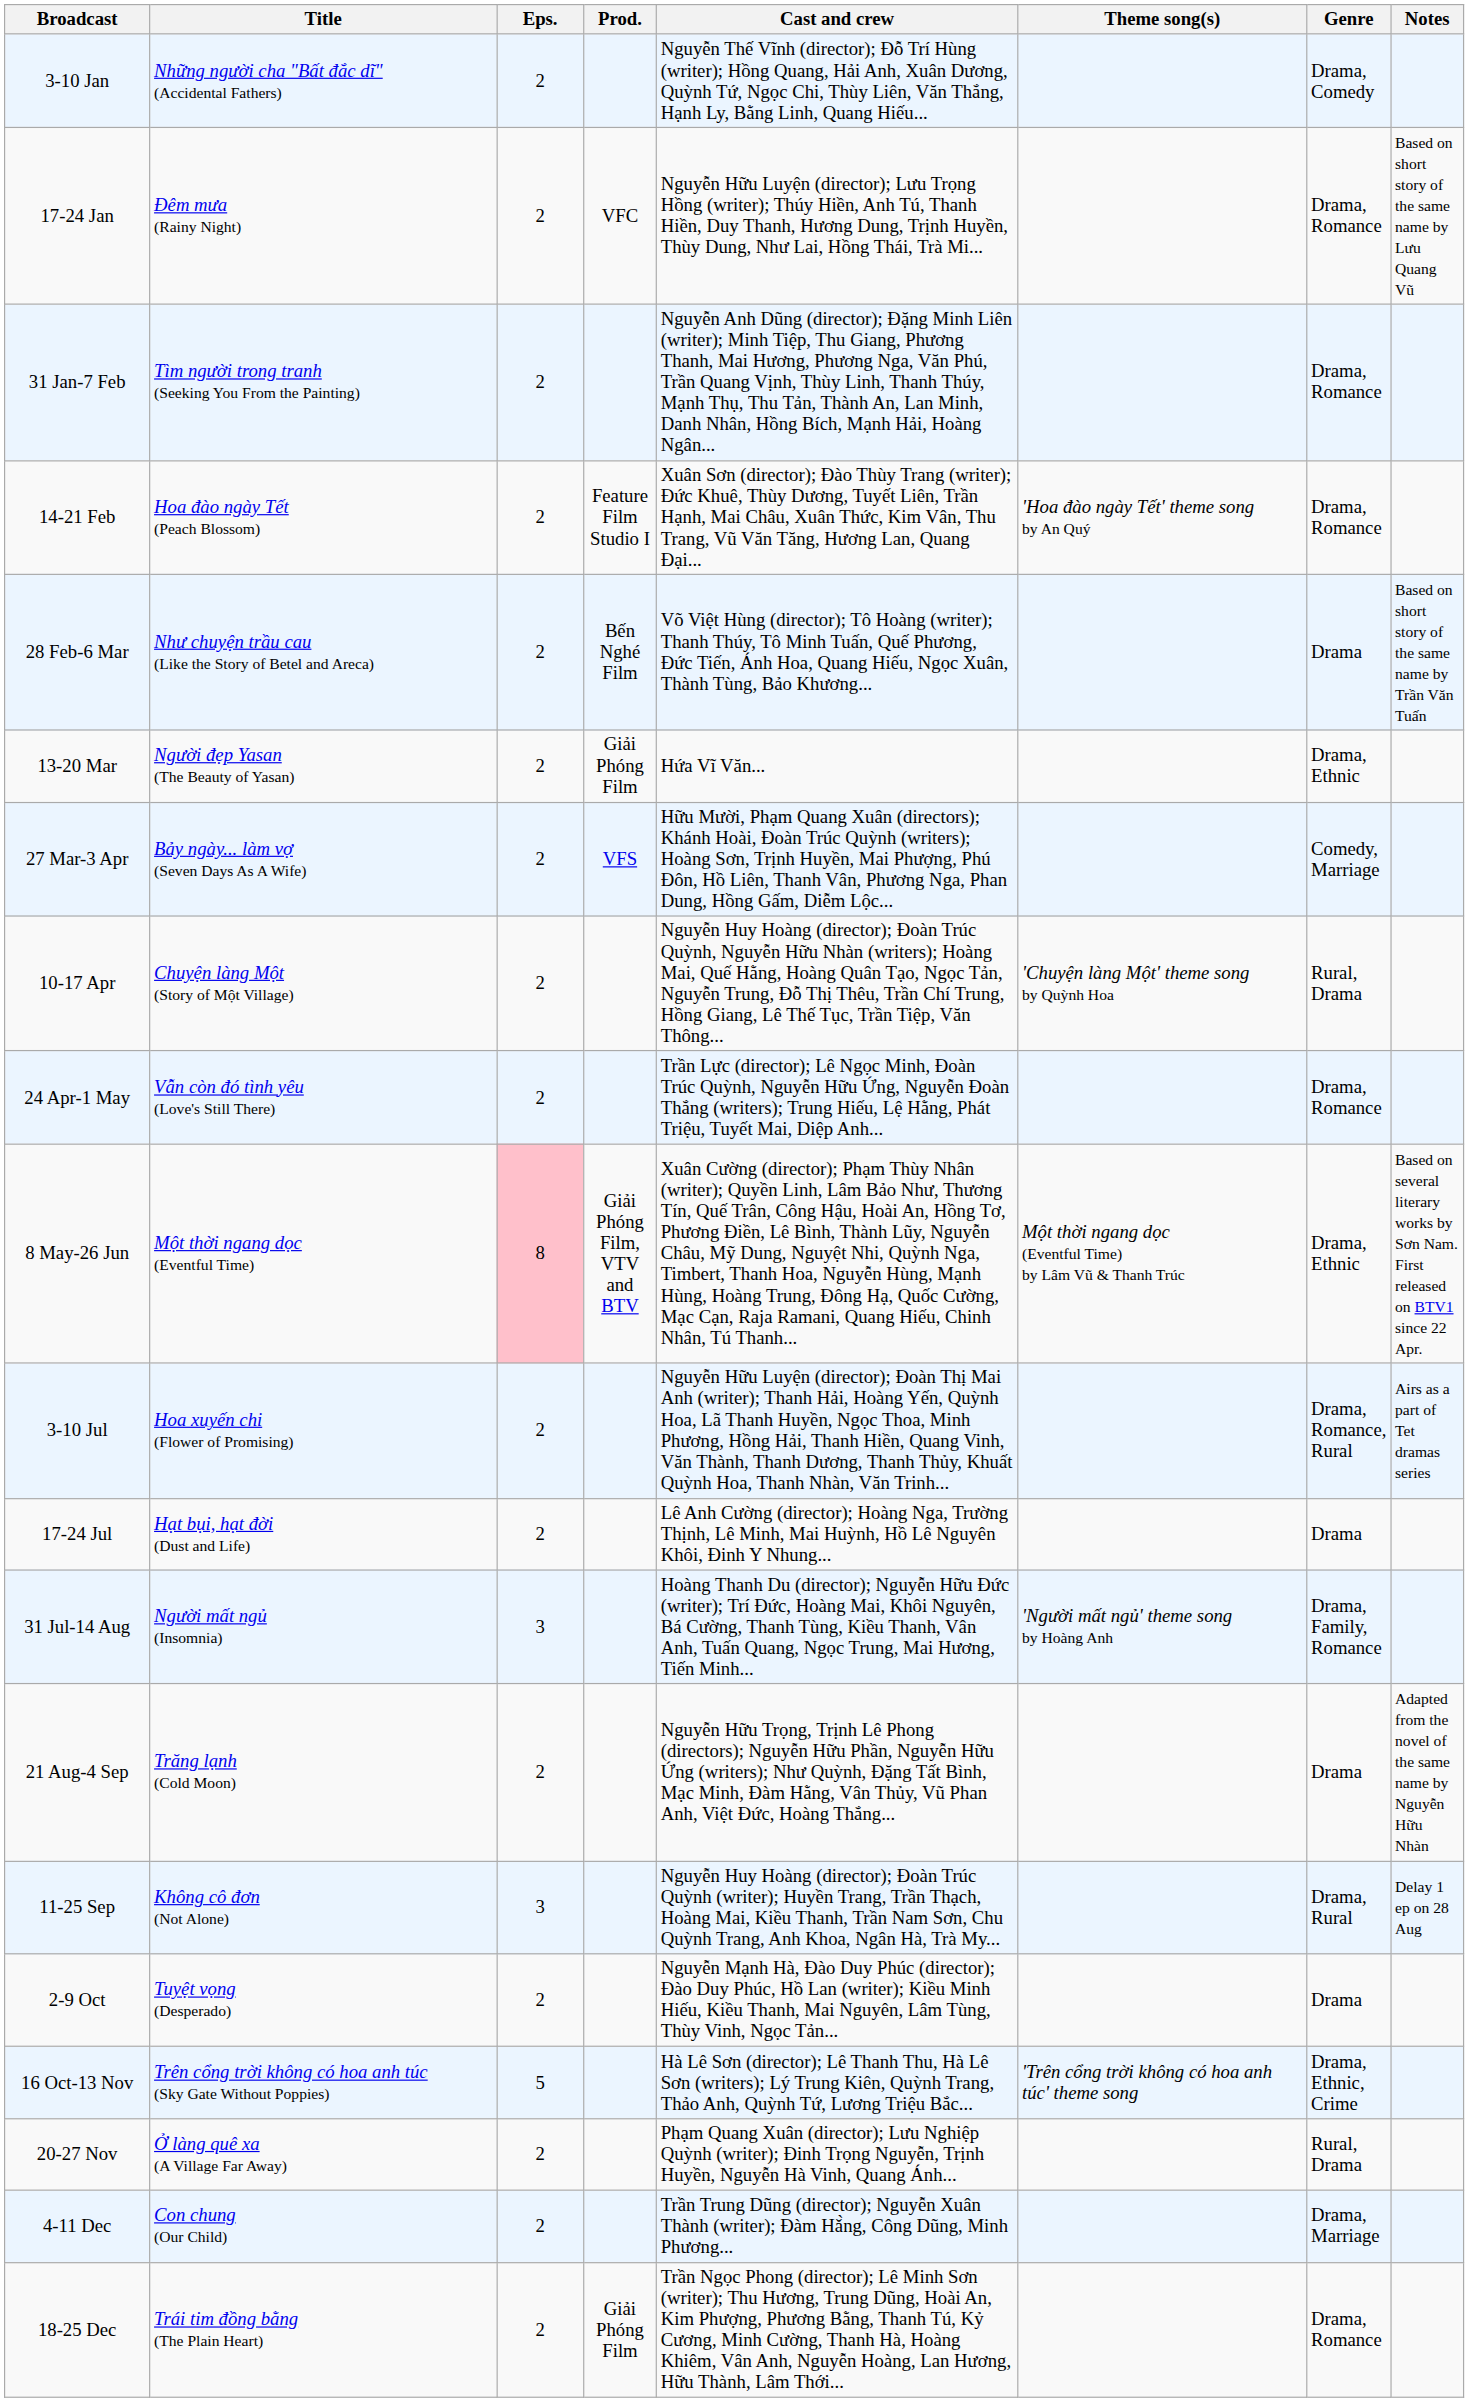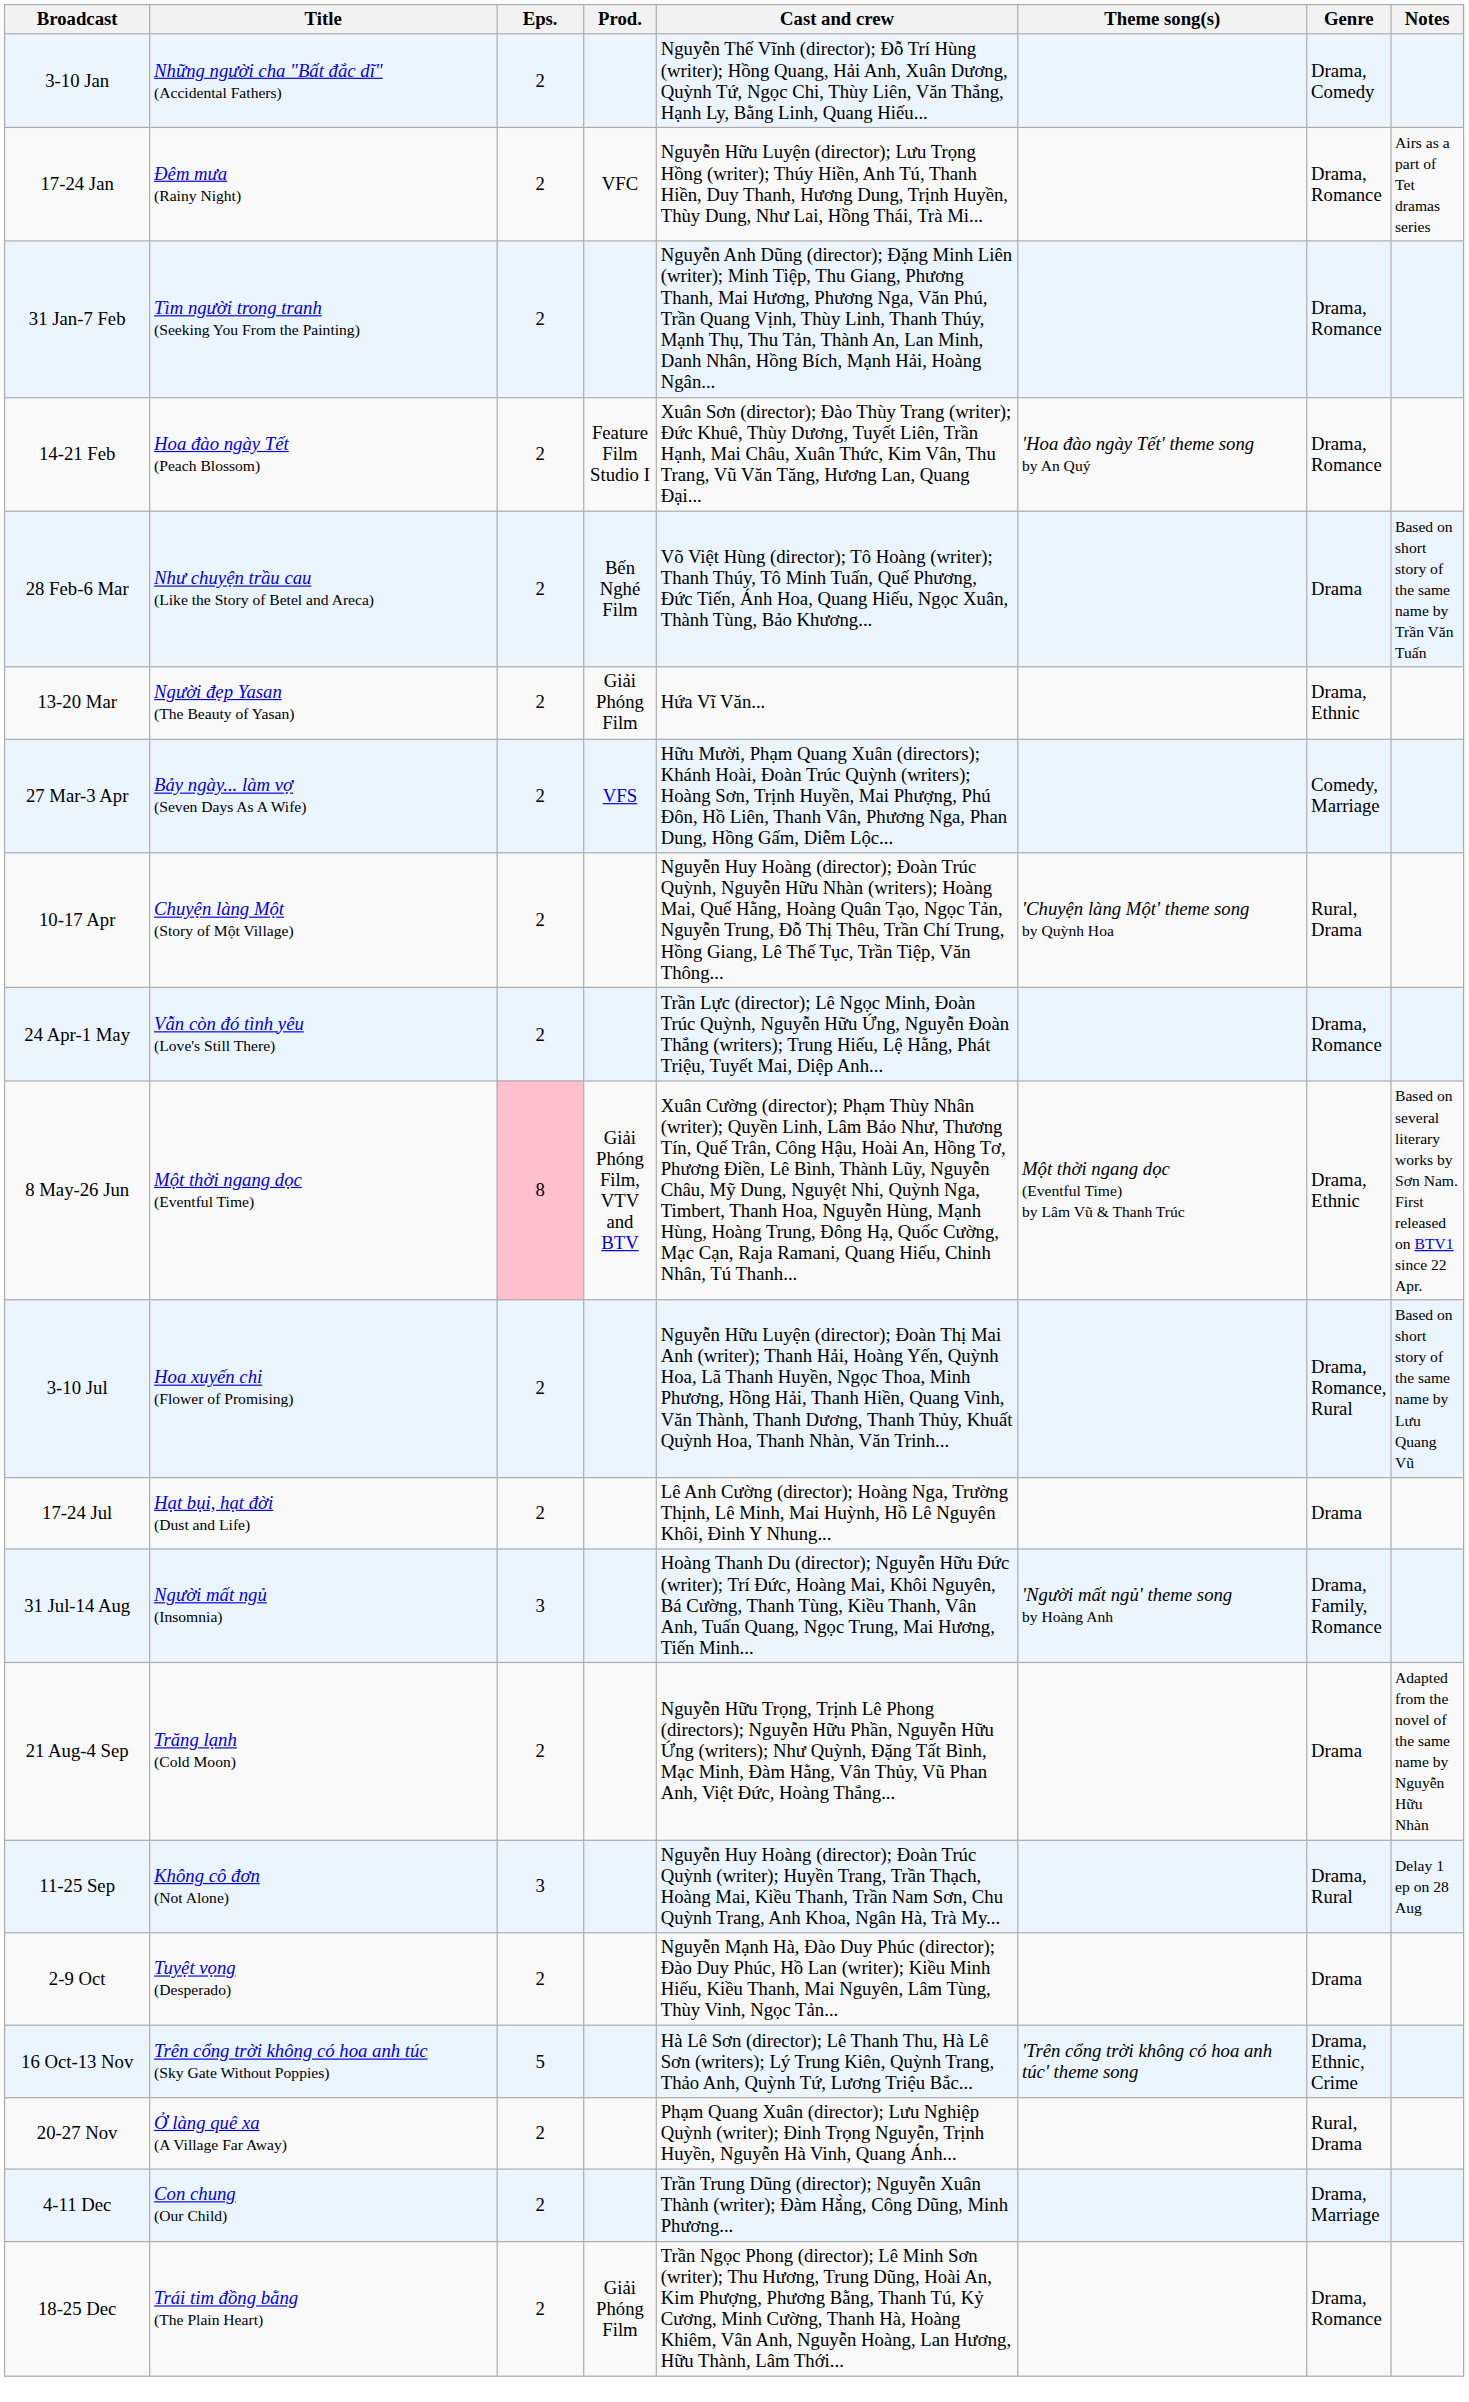(1424, 216) Based on short story of the same name by Lưu Quang Vũ -> (1422, 185) Airs as a part of Tet dramas series
(1422, 1431) Airs as a part of Tet dramas series -> (1424, 1389) Based on short story of the same name by Lưu Quang Vũ
